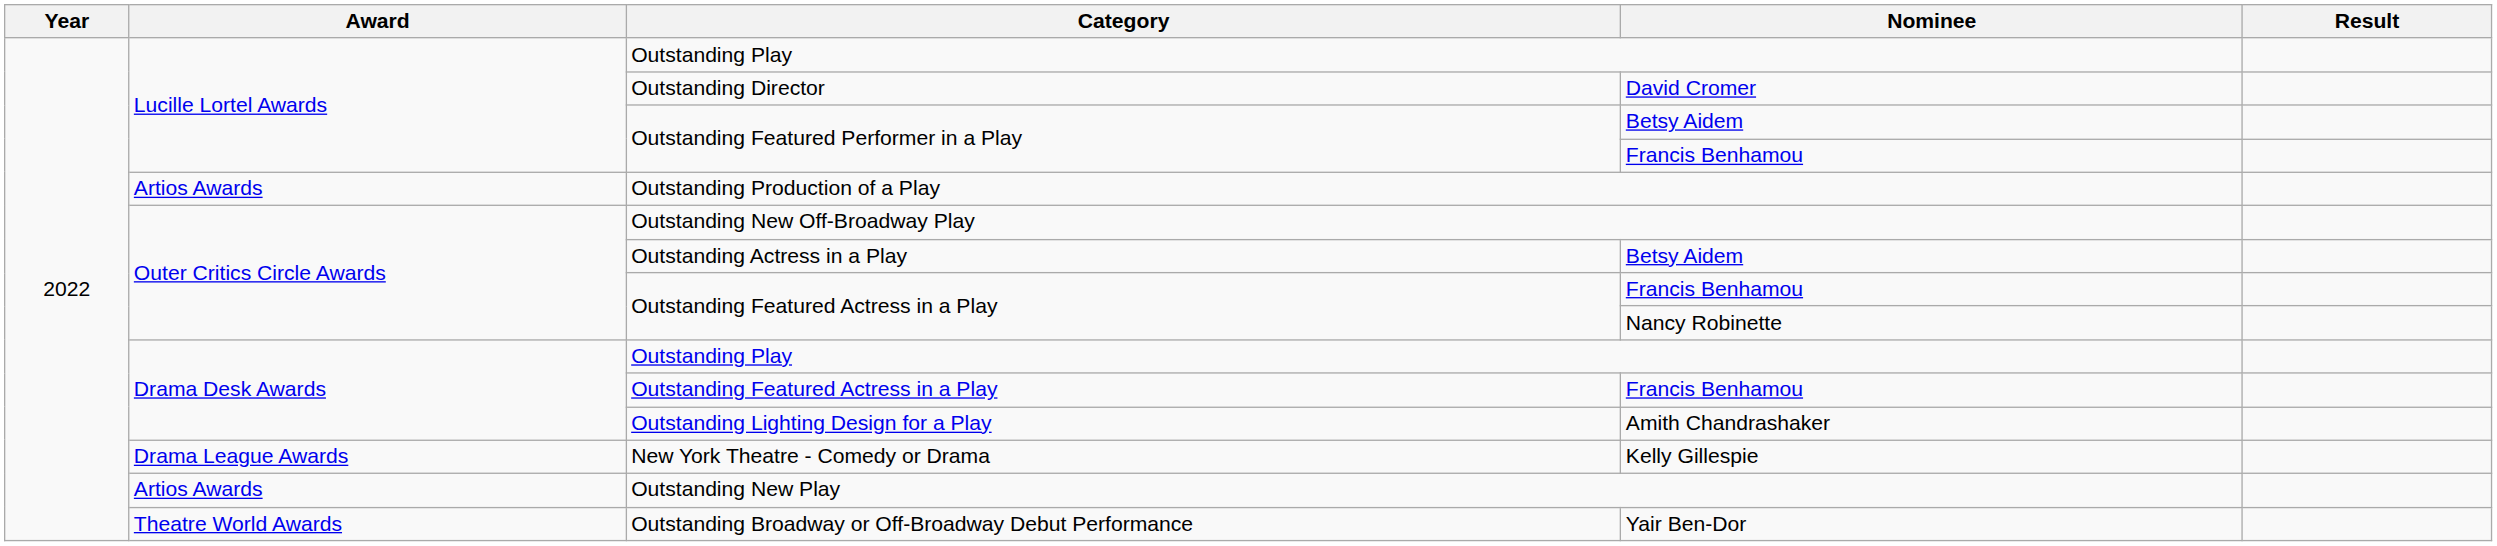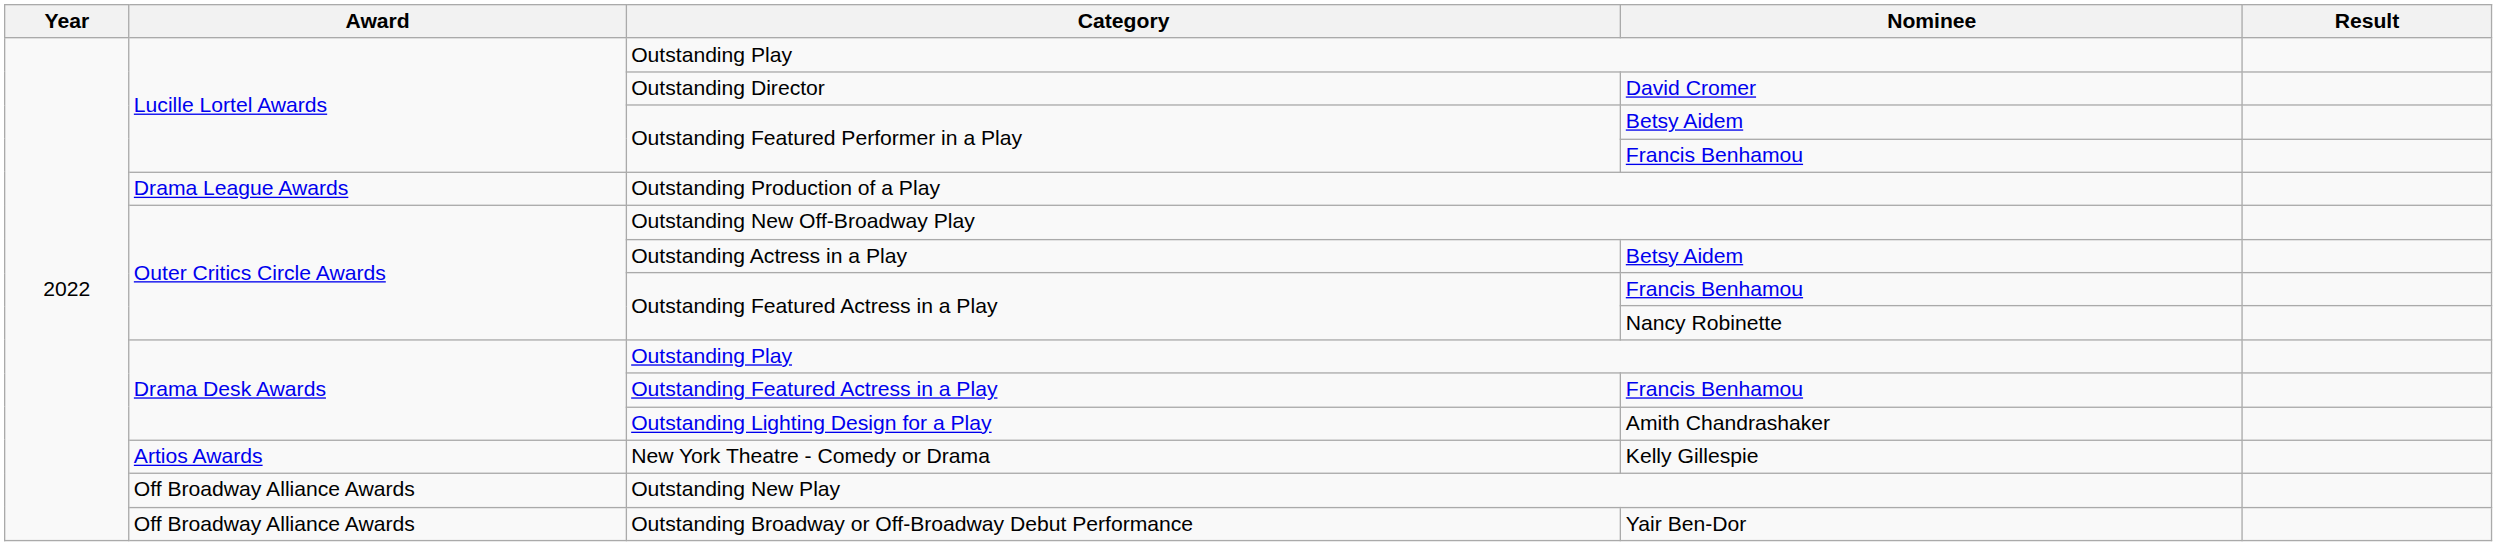(198, 188) Artios Awards -> (241, 188) Drama League Awards
(241, 456) Drama League Awards -> (198, 456) Artios Awards
(198, 490) Artios Awards -> (274, 490) Off Broadway Alliance Awards
(238, 523) Theatre World Awards -> (274, 523) Off Broadway Alliance Awards
